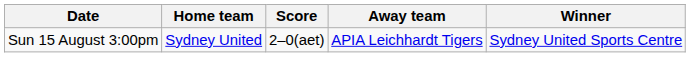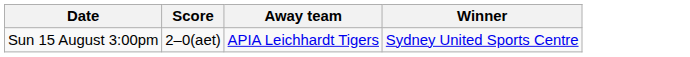- column: (214, 16)
